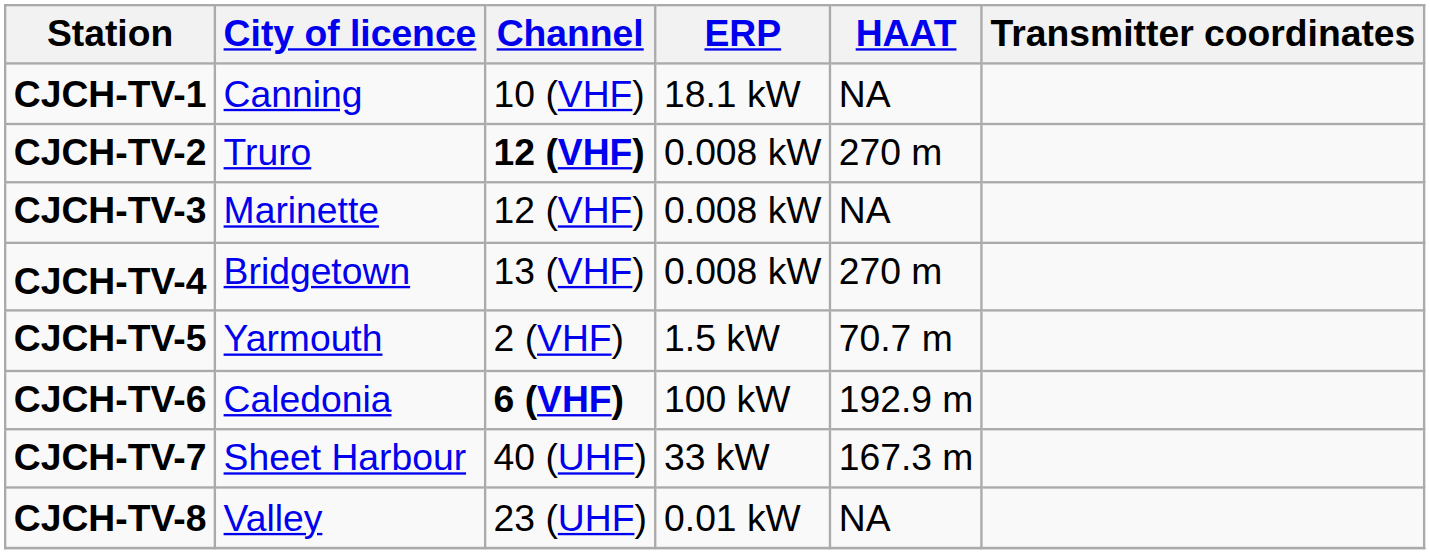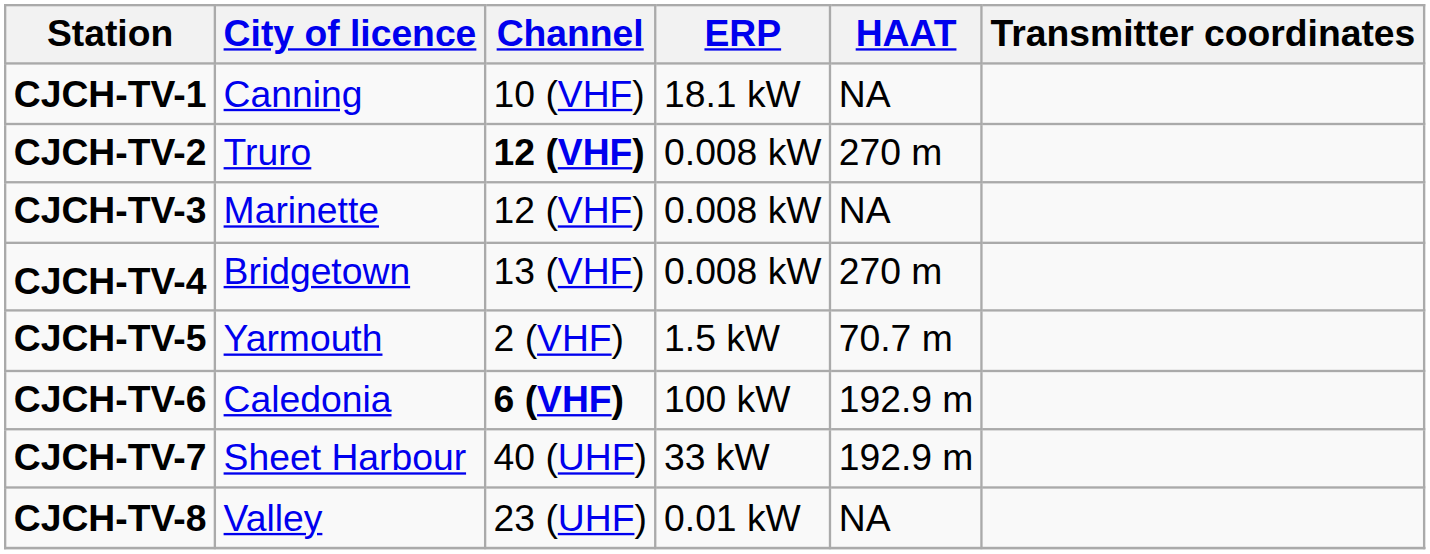(906, 458) 167.3 m -> (906, 458) 192.9 m
